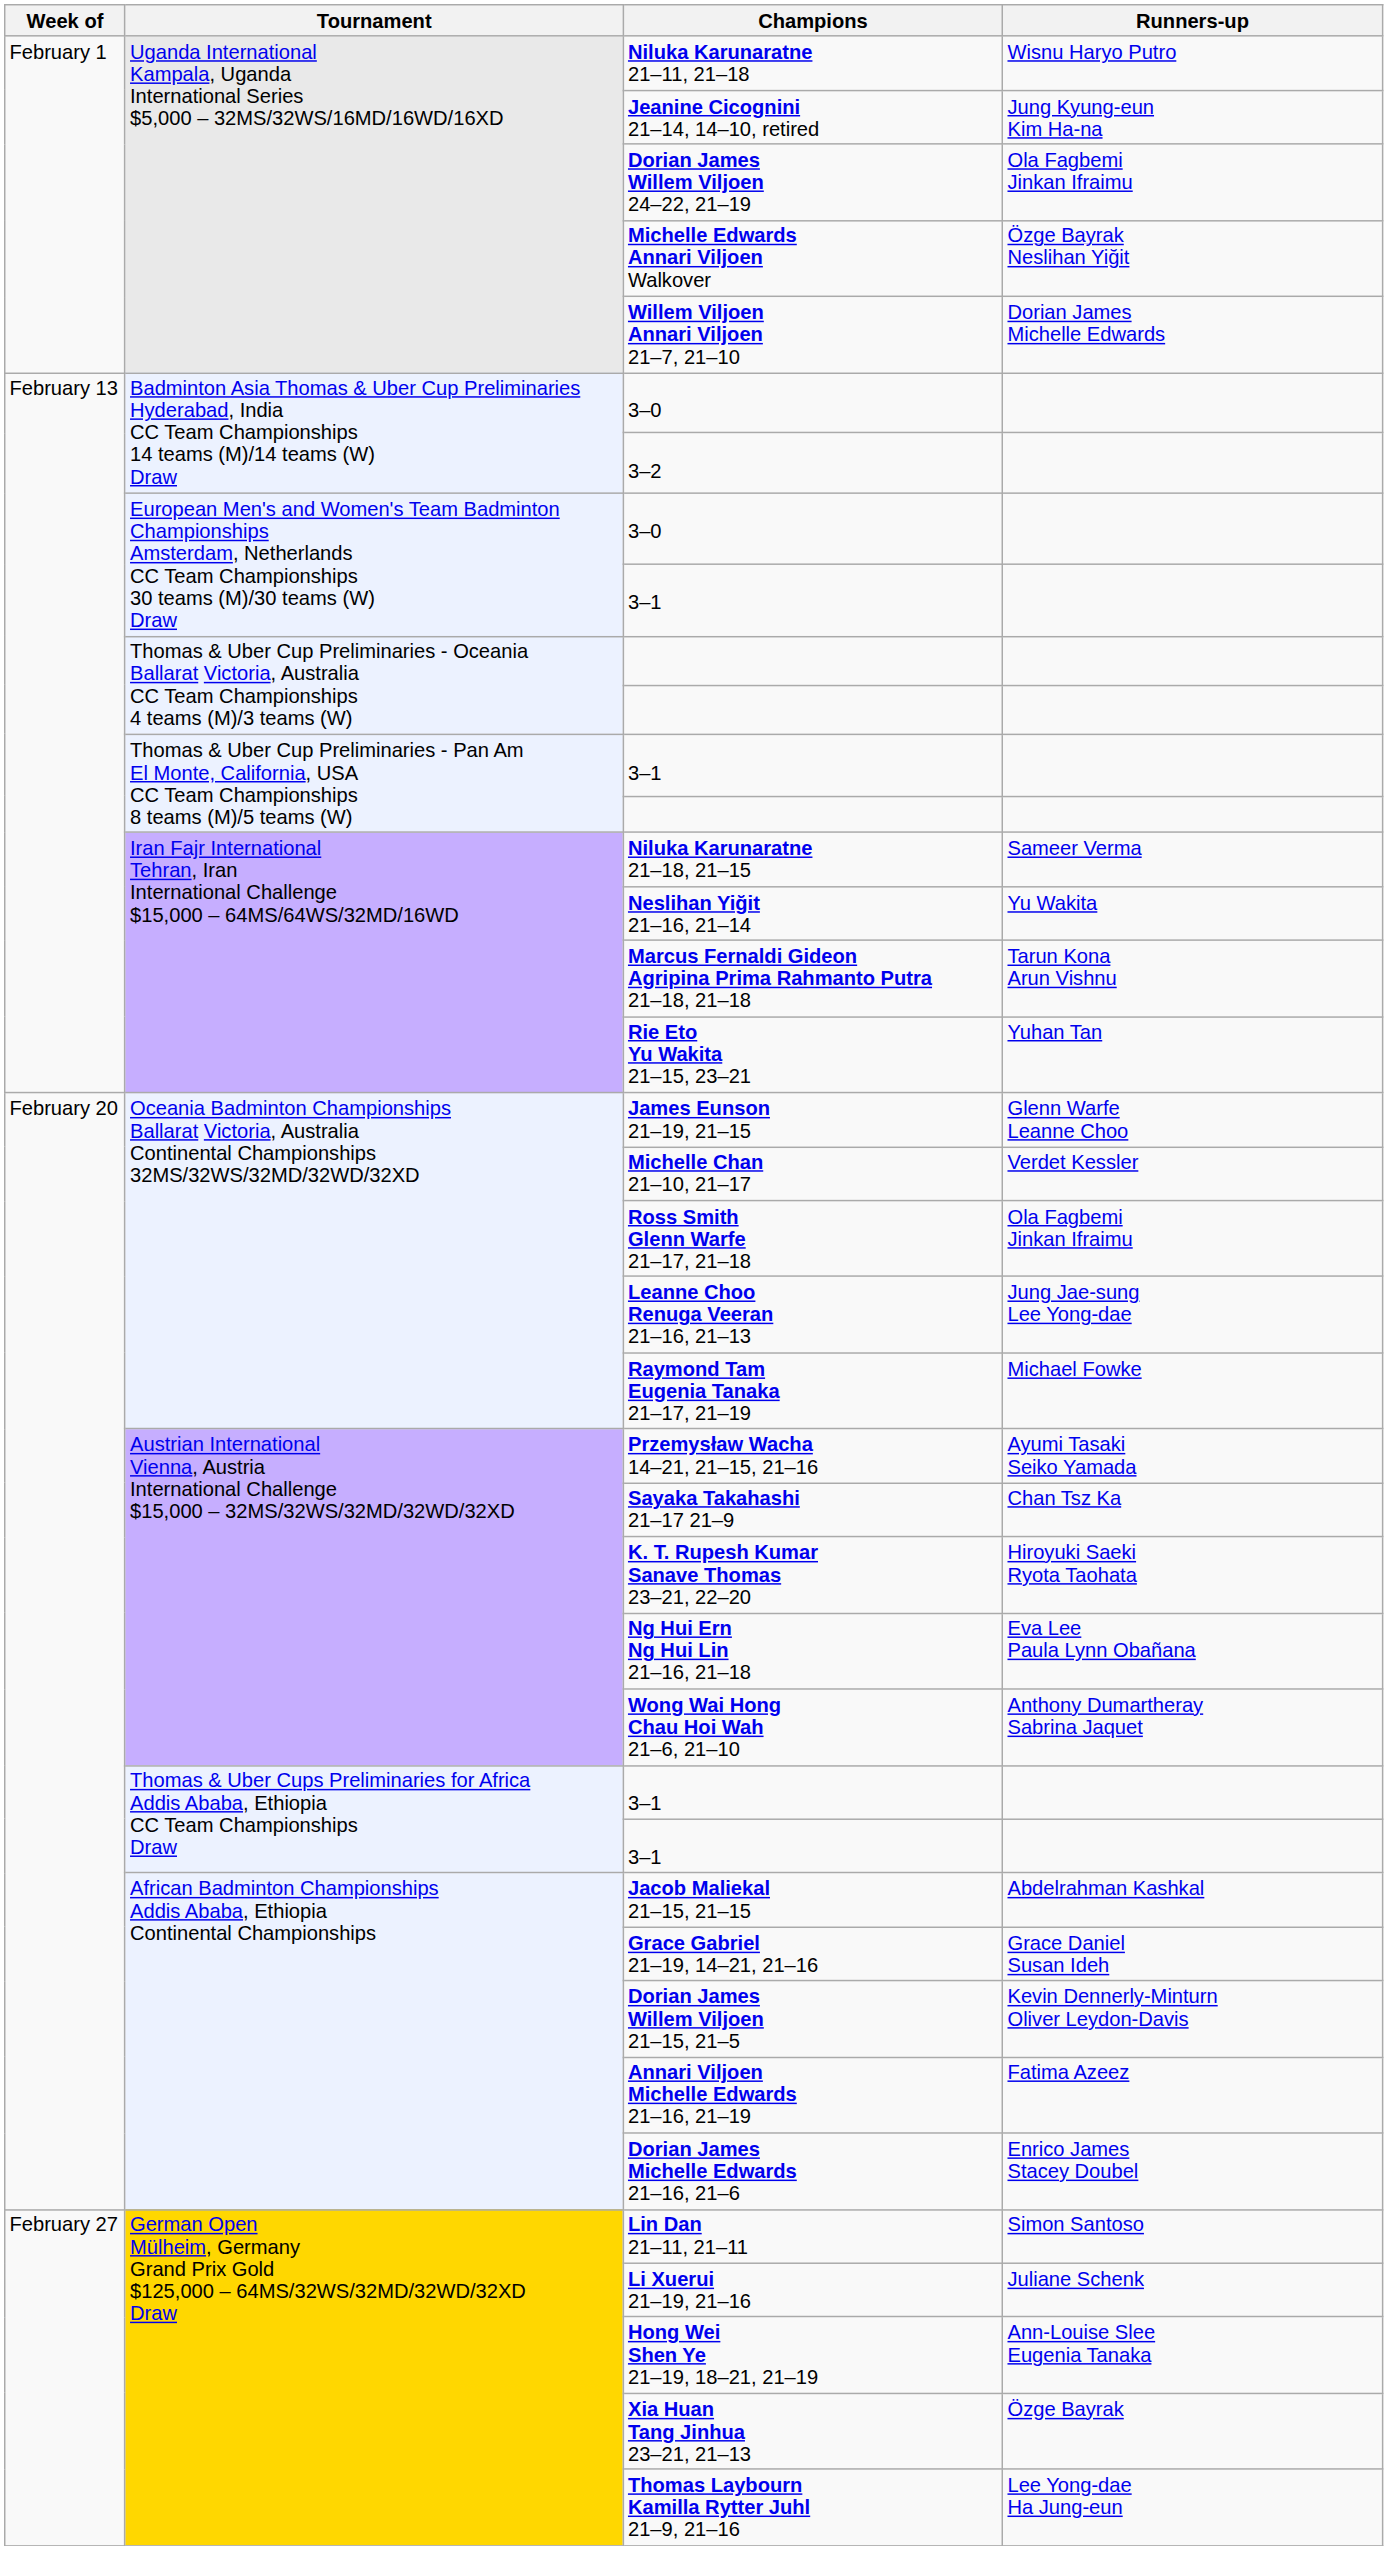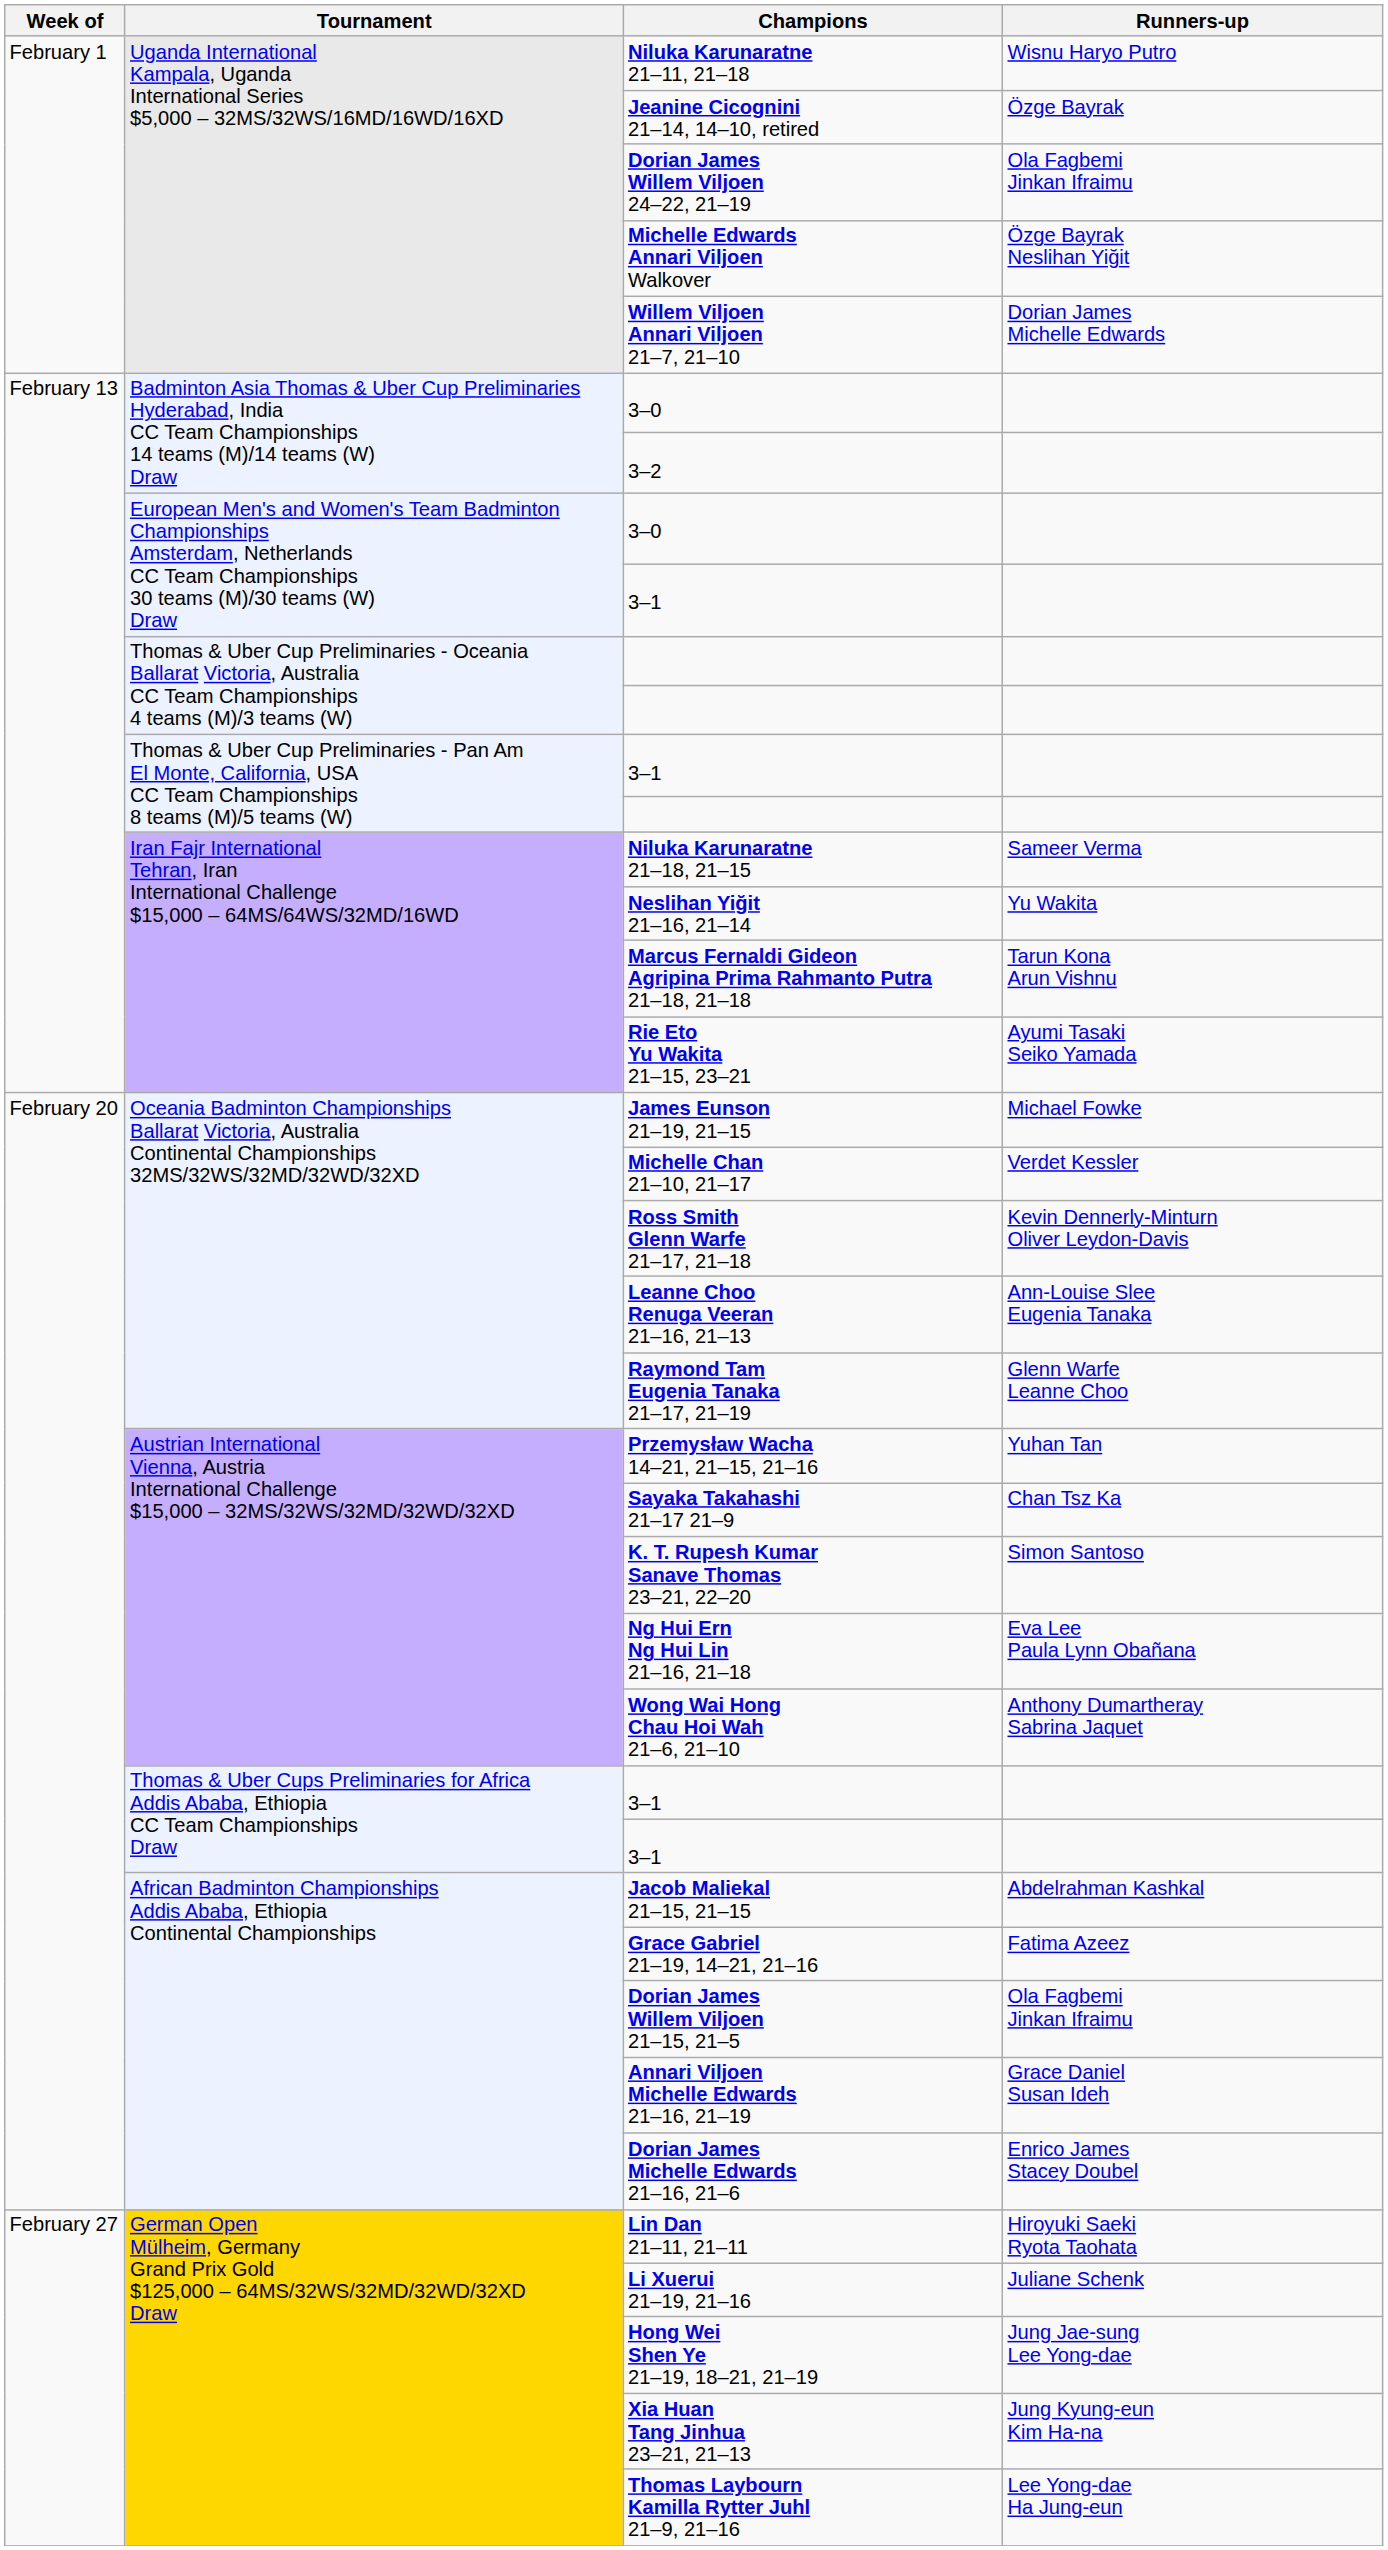(1081, 117) Jung Kyung-eun Kim Ha-na -> (1066, 106) Özge Bayrak
(1055, 1032) Yuhan Tan -> (1072, 1043) Ayumi Tasaki Seiko Yamada
(1068, 1119) Glenn Warfe Leanne Choo -> (1075, 1108) Michael Fowke
(1070, 1227) Ola Fagbemi Jinkan Ifraimu -> (1113, 1227) Kevin Dennerly-Minturn Oliver Leydon-Davis
(1073, 1303) Jung Jae-sung Lee Yong-dae -> (1081, 1303) Ann-Louise Slee Eugenia Tanaka
(1075, 1368) Michael Fowke -> (1068, 1379) Glenn Warfe Leanne Choo
(1072, 1456) Ayumi Tasaki Seiko Yamada -> (1055, 1444) Yuhan Tan
(1072, 1563) Hiroyuki Saeki Ryota Taohata -> (1076, 1552) Simon Santoso
(1066, 1954) Grace Daniel Susan Ideh -> (1068, 1942) Fatima Azeez
(1113, 2007) Kevin Dennerly-Minturn Oliver Leydon-Davis -> (1070, 2007) Ola Fagbemi Jinkan Ifraimu
(1068, 2072) Fatima Azeez -> (1066, 2084) Grace Daniel Susan Ideh
(1076, 2225) Simon Santoso -> (1072, 2236) Hiroyuki Saeki Ryota Taohata
(1081, 2344) Ann-Louise Slee Eugenia Tanaka -> (1073, 2344) Jung Jae-sung Lee Yong-dae
(1066, 2409) Özge Bayrak -> (1081, 2420) Jung Kyung-eun Kim Ha-na
